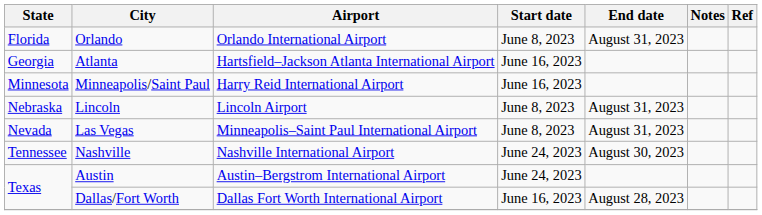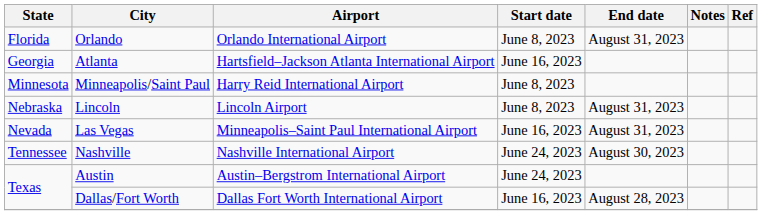(541, 84) June 16, 2023 -> (538, 84) June 8, 2023
(538, 130) June 8, 2023 -> (541, 130) June 16, 2023
